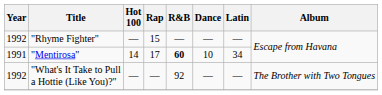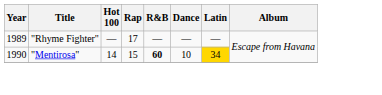(17, 39) 1992 -> (17, 39) 1989
(155, 39) 15 -> (133, 39) 17
(17, 54) 1991 -> (17, 54) 1990
(155, 54) 17 -> (133, 54) 15
(237, 54) no background -> (215, 54) gold background
- row: (76, 76)
